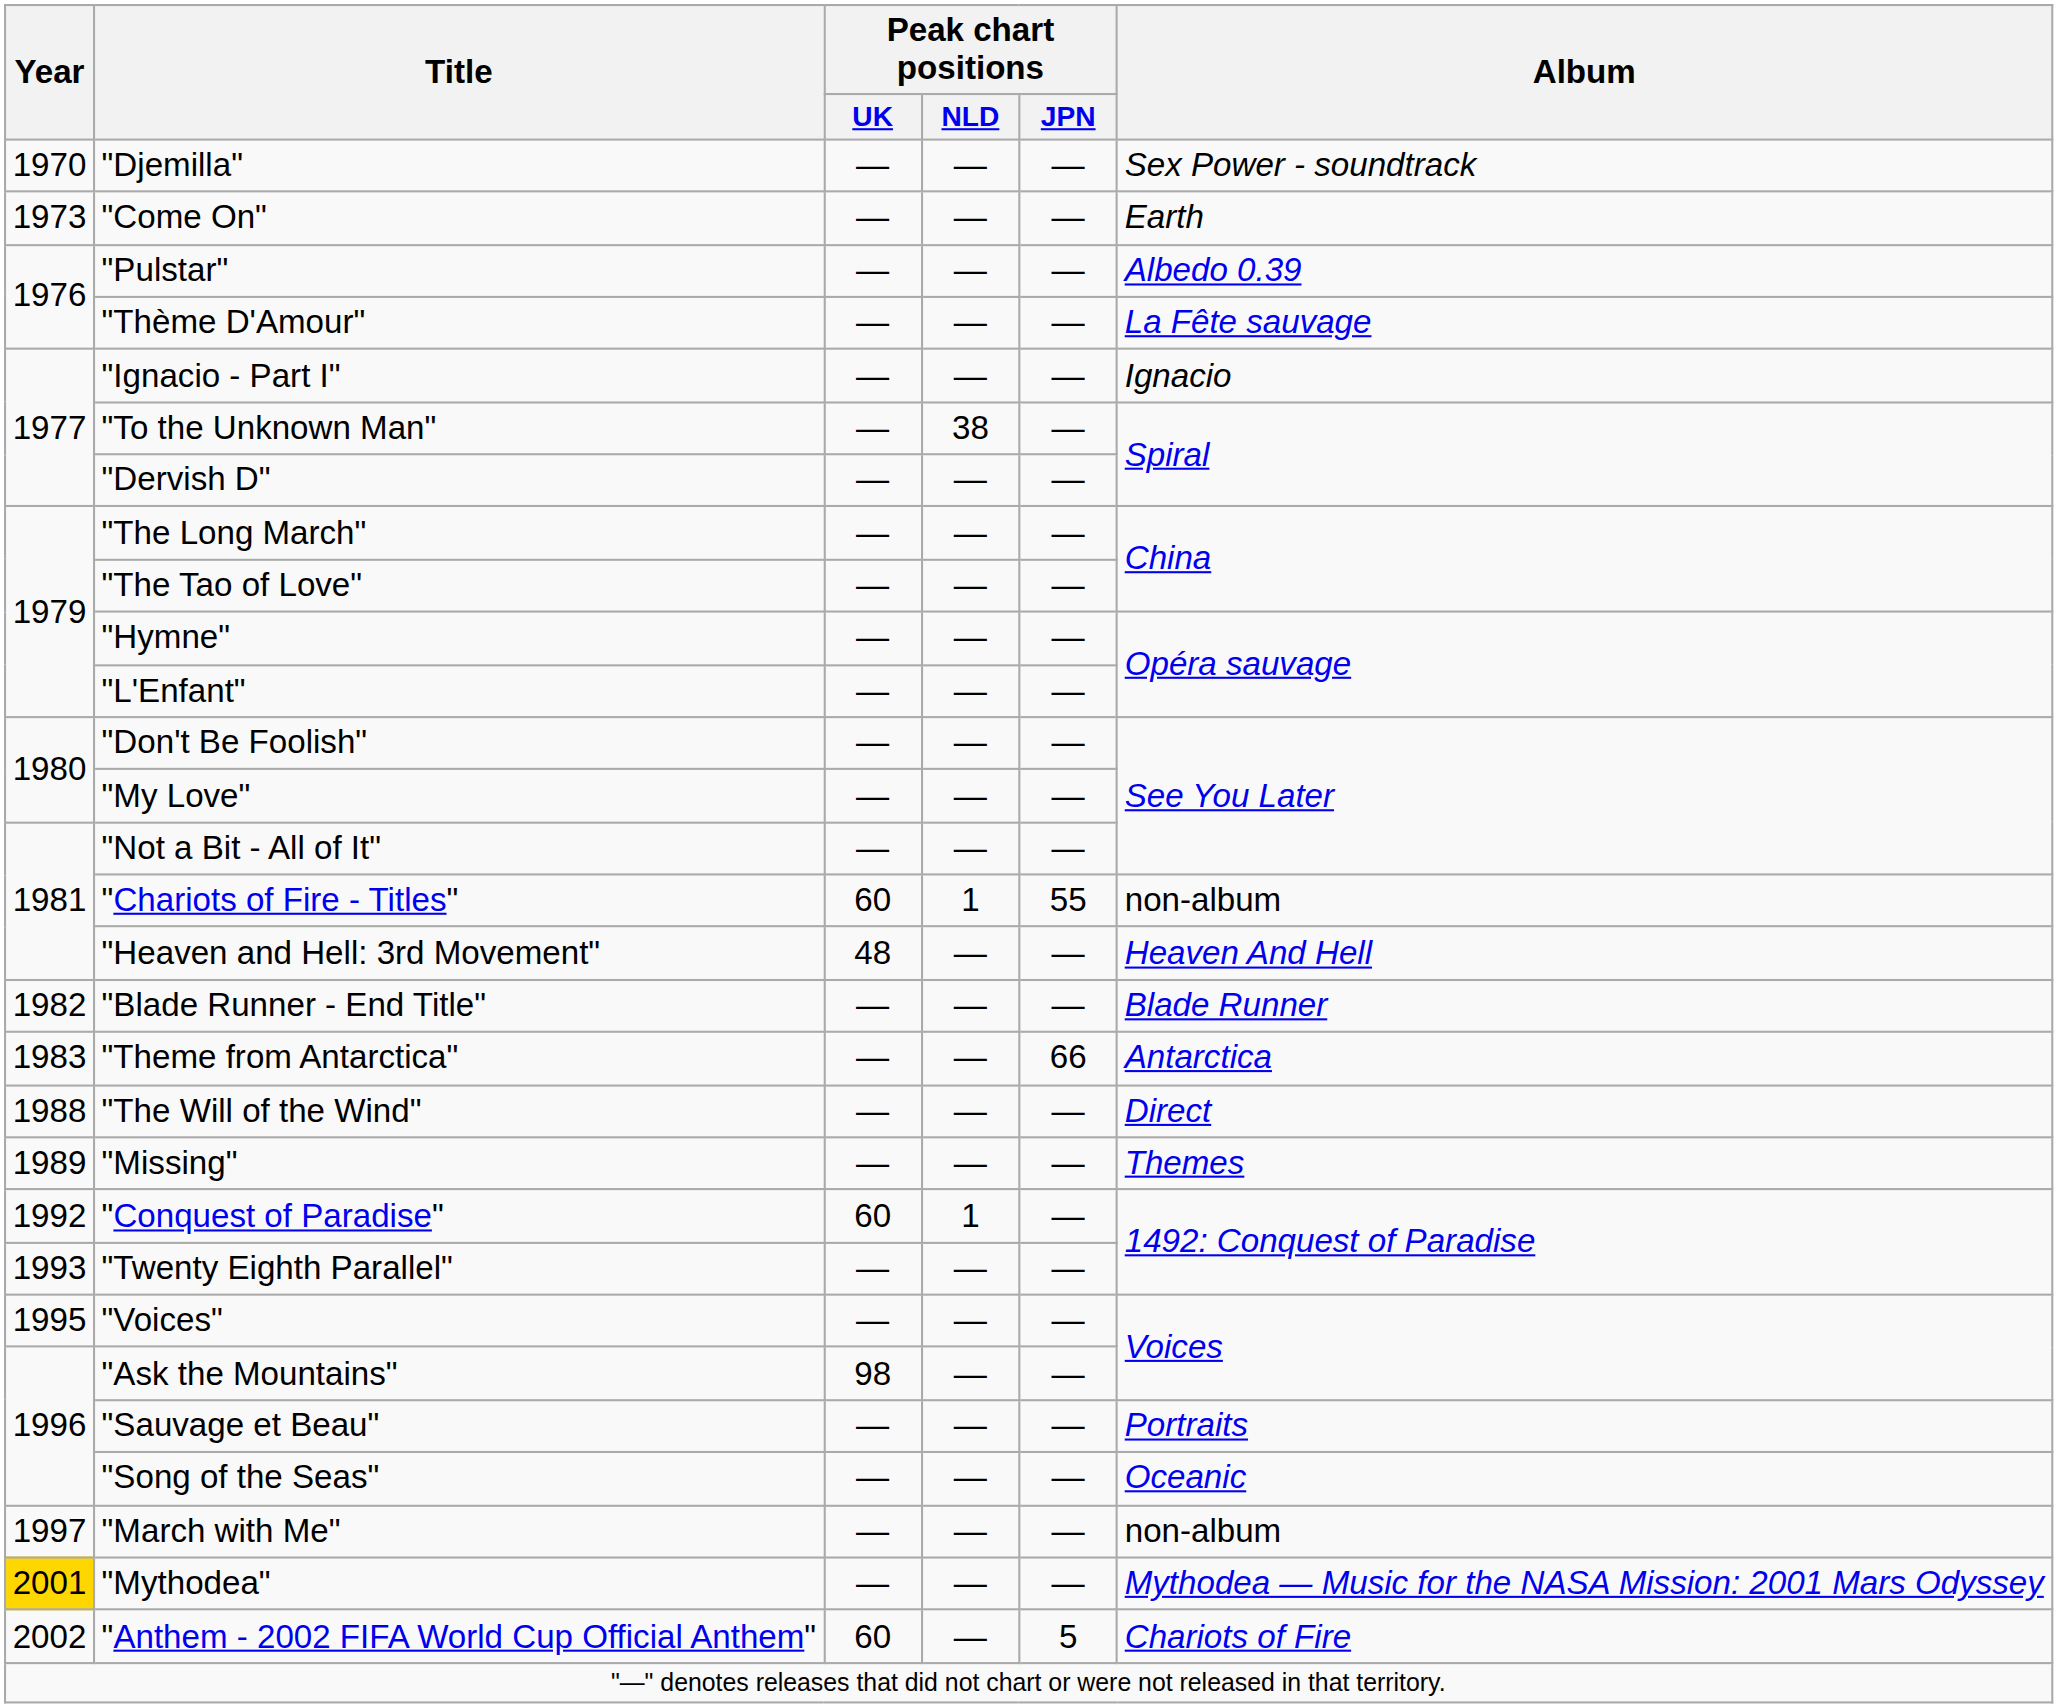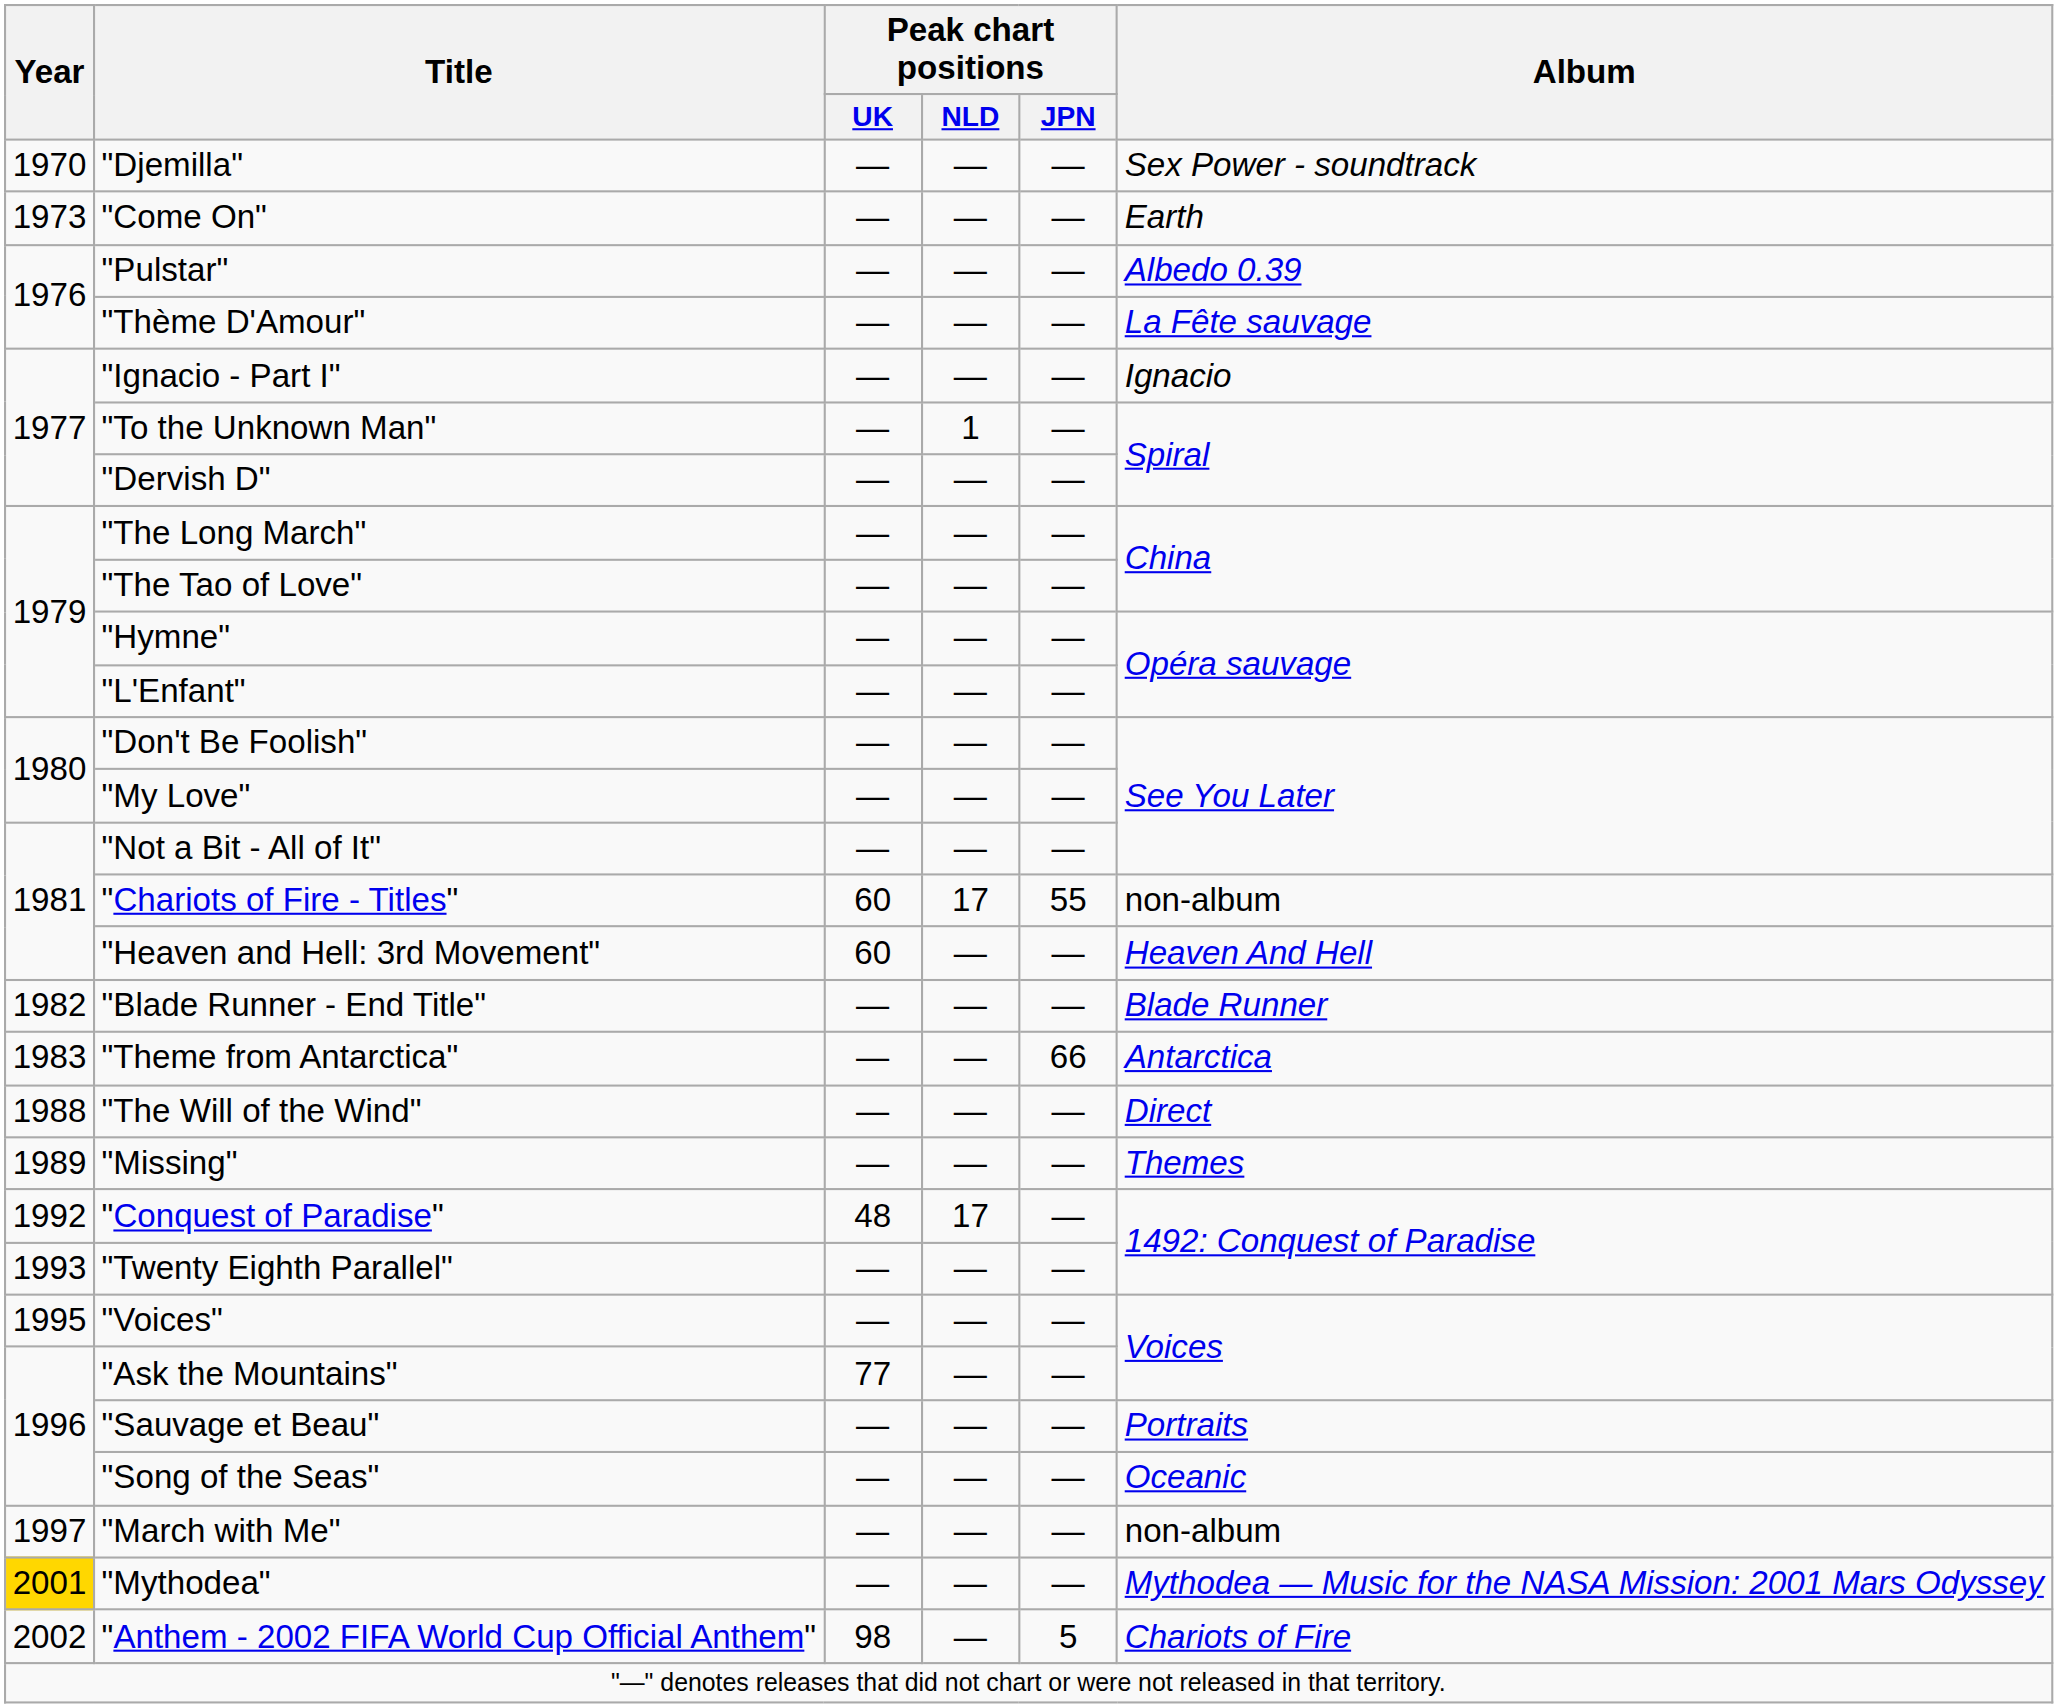(970, 427) 38 -> (970, 427) 1
(970, 900) 1 -> (970, 900) 17
(873, 952) 48 -> (873, 952) 60
(873, 1215) 60 -> (873, 1215) 48
(970, 1215) 1 -> (970, 1215) 17
(873, 1373) 98 -> (873, 1373) 77
(873, 1635) 60 -> (873, 1635) 98
